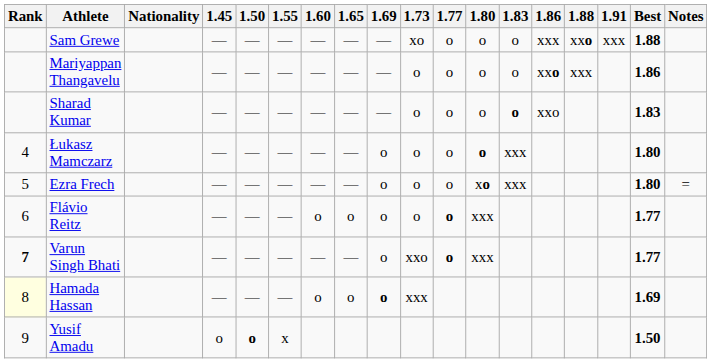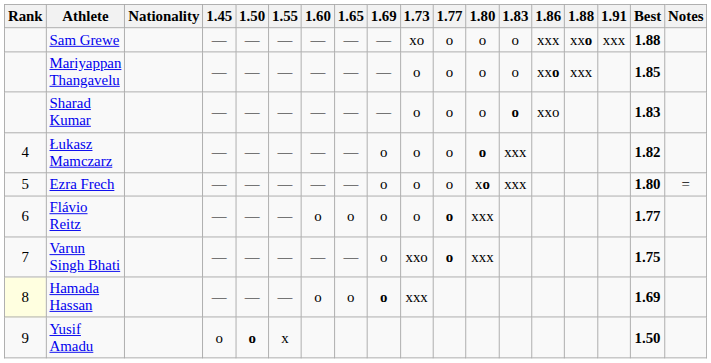(648, 71) 1.86 -> (648, 71) 1.85
(648, 152) 1.80 -> (648, 152) 1.82
(25, 256) bold -> (25, 256) normal
(648, 256) 1.77 -> (648, 256) 1.75
